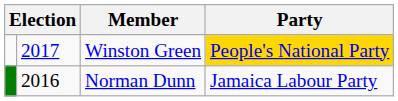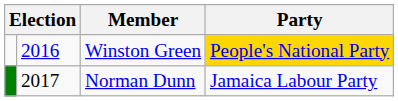(40, 50) 2017 -> (40, 50) 2016
(40, 80) 2016 -> (40, 80) 2017
